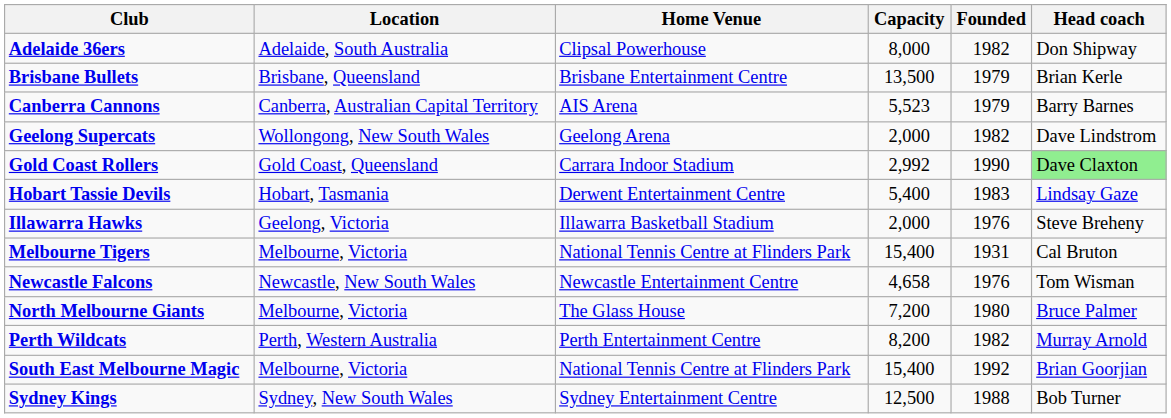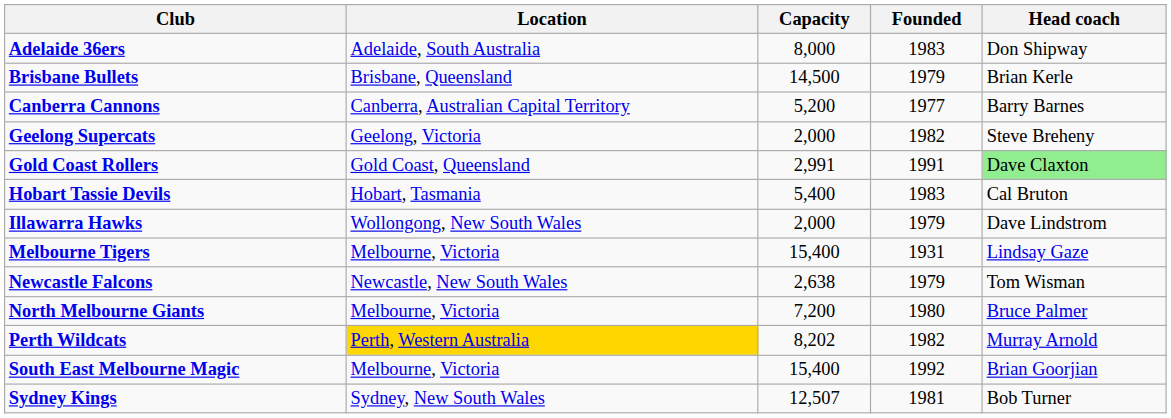- column: (711, 19)
(991, 48) 1982 -> (927, 48) 1983
(909, 77) 13,500 -> (814, 77) 14,500
(909, 106) 5,523 -> (814, 106) 5,200
(991, 106) 1979 -> (927, 106) 1977
(374, 135) Wollongong, New South Wales -> (416, 135) Geelong, Victoria
(1096, 135) Dave Lindstrom -> (1041, 135) Steve Breheny
(909, 164) 2,992 -> (814, 164) 2,991
(991, 164) 1990 -> (927, 164) 1991
(1087, 194) Lindsay Gaze -> (1027, 194) Cal Bruton
(324, 223) Geelong, Victoria -> (466, 223) Wollongong, New South Wales
(991, 223) 1976 -> (927, 223) 1979
(1090, 223) Steve Breheny -> (1047, 223) Dave Lindstrom
(1077, 252) Cal Bruton -> (1037, 252) Lindsay Gaze
(909, 281) 4,658 -> (814, 281) 2,638
(991, 281) 1976 -> (927, 281) 1979
(348, 340) no background -> (440, 340) gold background
(909, 340) 8,200 -> (814, 340) 8,202
(909, 398) 12,500 -> (814, 398) 12,507
(991, 398) 1988 -> (927, 398) 1981
